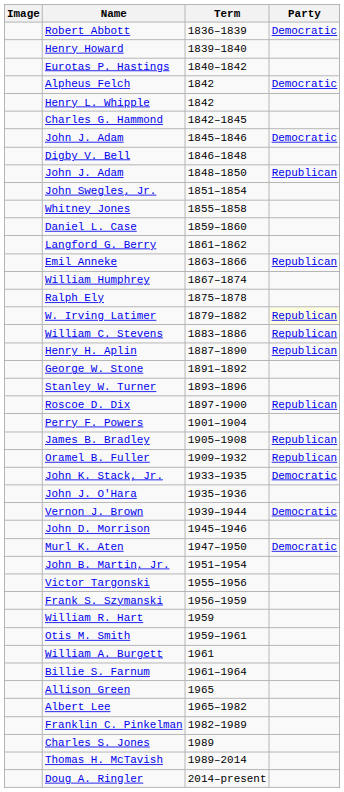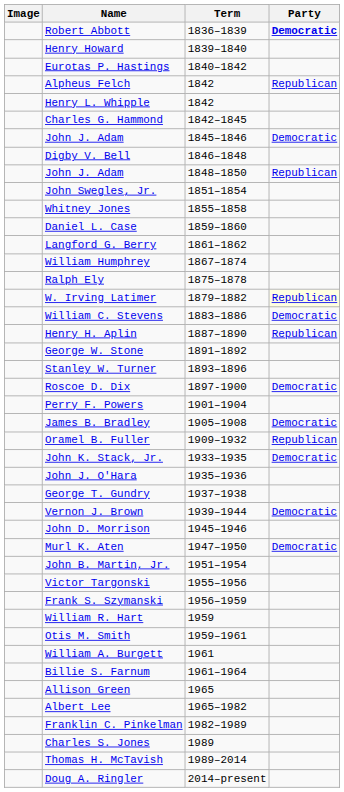(304, 31) normal -> (304, 31) bold
(304, 85) Democratic -> (304, 85) Republican
- row: (81, 262)
(304, 334) Republican -> (304, 316) Democratic
(304, 405) Republican -> (304, 387) Democratic
(304, 440) Republican -> (304, 423) Democratic
+ row: (97, 494)
